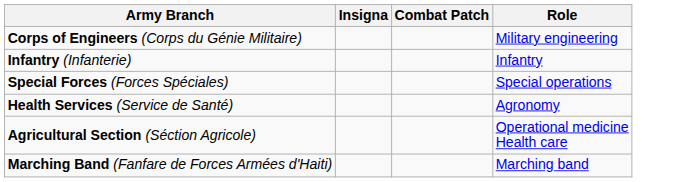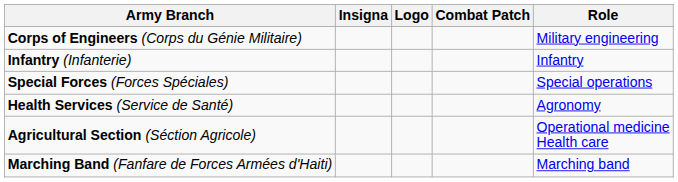+ column: (412, 15)
